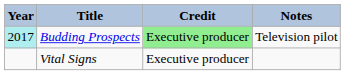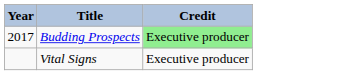- column: (296, 15)
(21, 37) paleturquoise background -> (21, 37) no background
